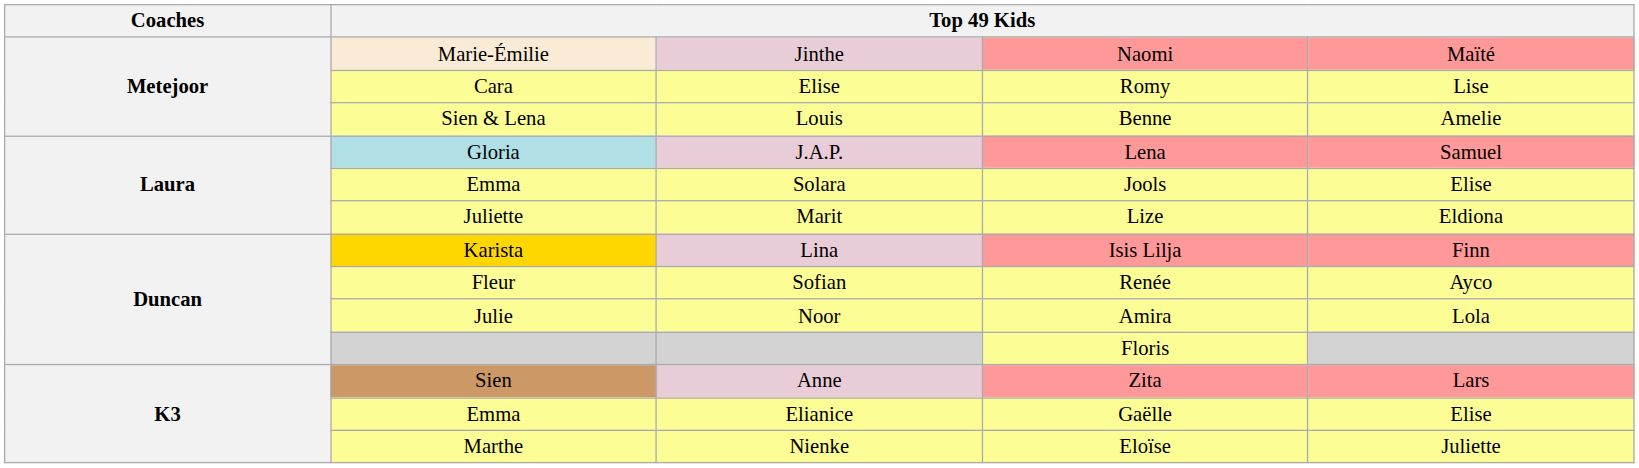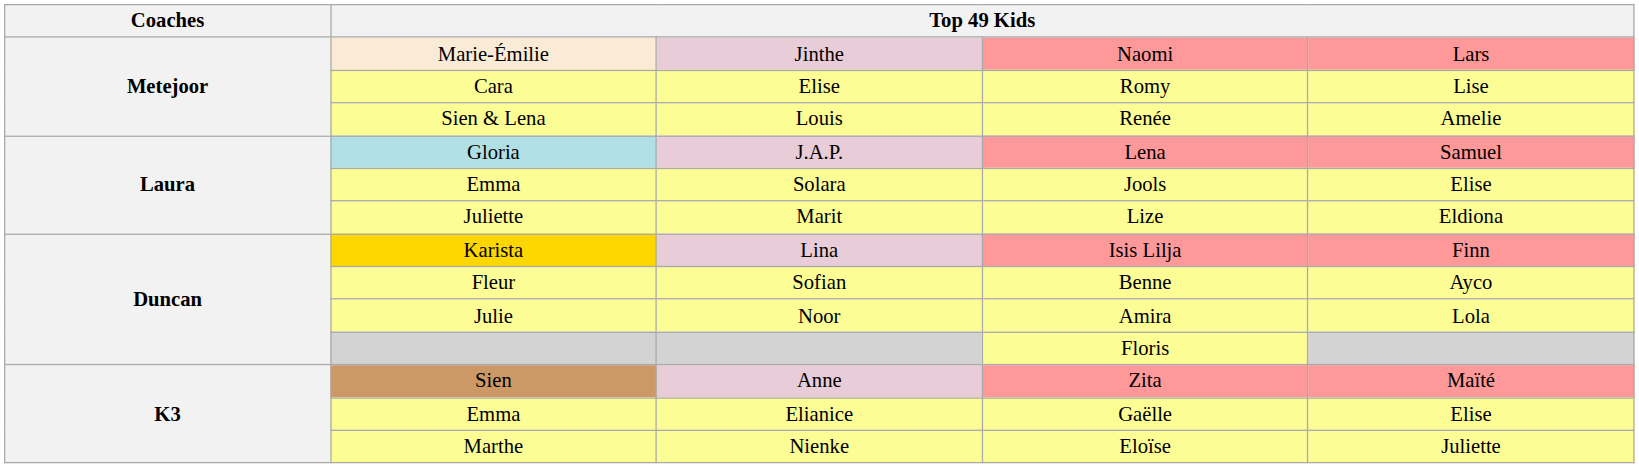(1471, 53) Maïté -> (1471, 53) Lars
(1145, 119) Benne -> (1145, 119) Renée
(1145, 282) Renée -> (1145, 282) Benne
(1471, 380) Lars -> (1471, 380) Maïté
